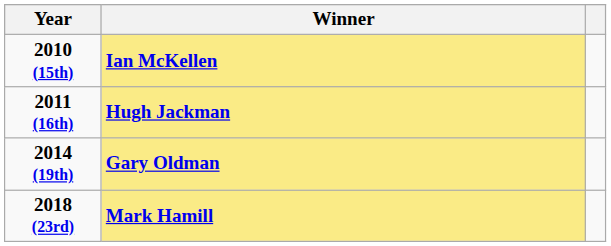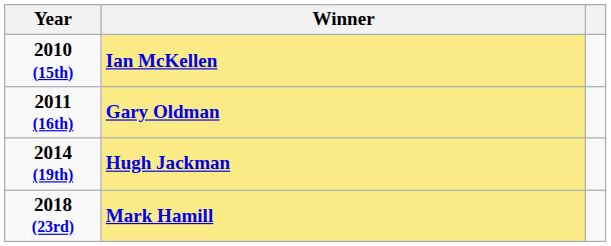(168, 112) Hugh Jackman -> (163, 112) Gary Oldman
(163, 163) Gary Oldman -> (168, 163) Hugh Jackman
